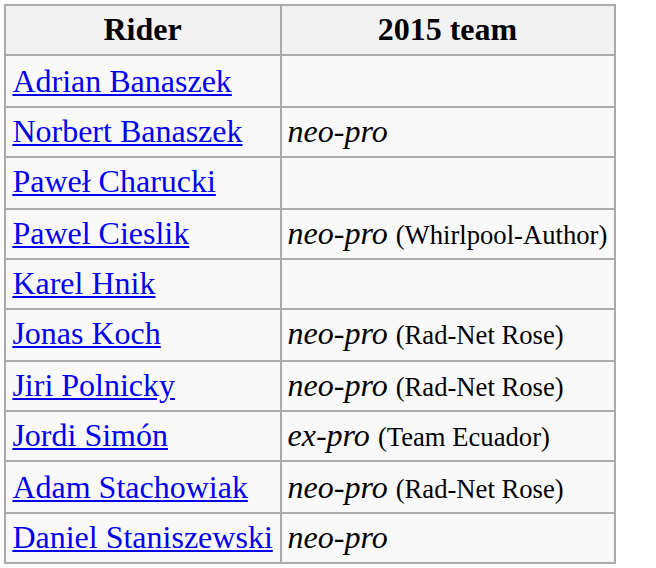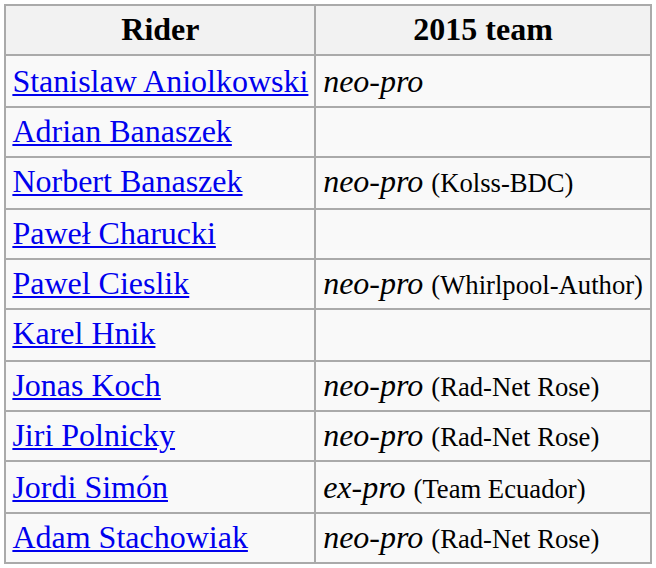+ row: (160, 80)
(338, 131) neo-pro -> (448, 182) neo-pro (Kolss-BDC)
- row: (143, 537)
